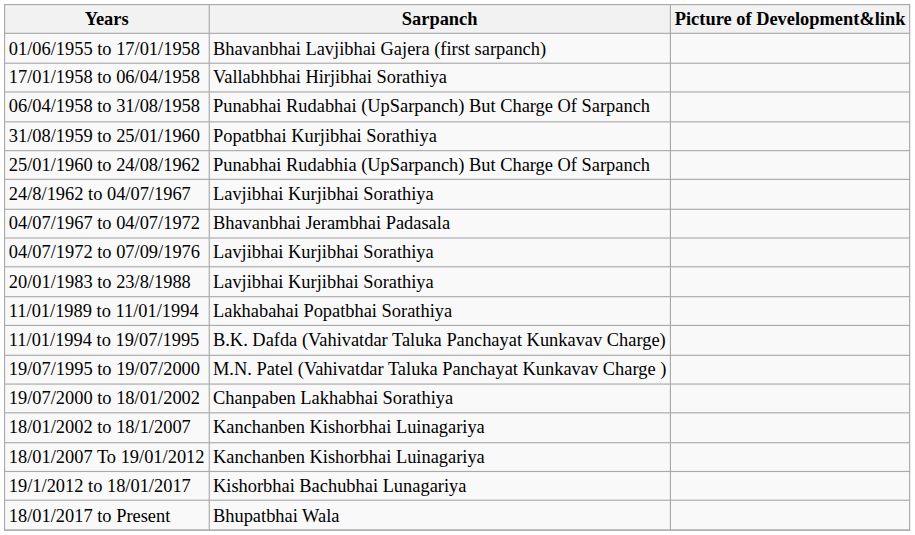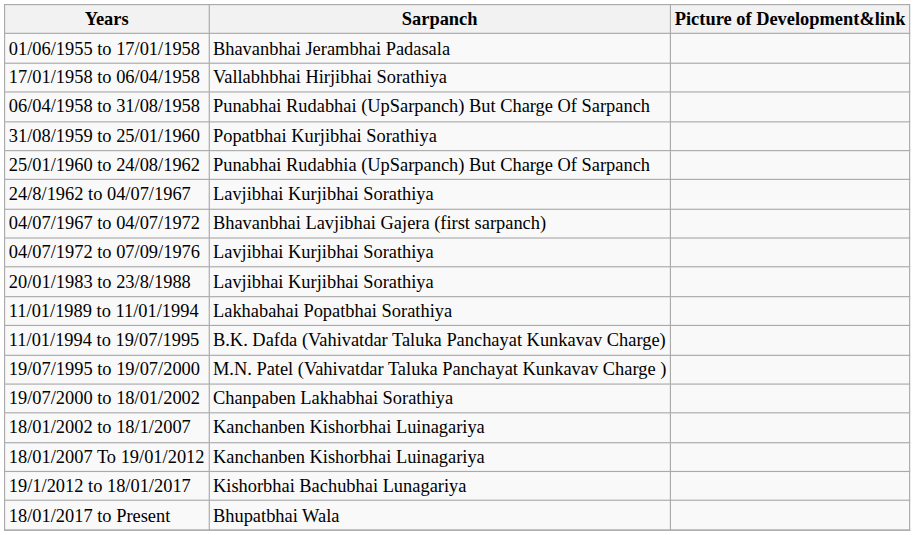(380, 48) Bhavanbhai Lavjibhai Gajera (first sarpanch) -> (332, 48) Bhavanbhai Jerambhai Padasala
(332, 223) Bhavanbhai Jerambhai Padasala -> (380, 223) Bhavanbhai Lavjibhai Gajera (first sarpanch)
